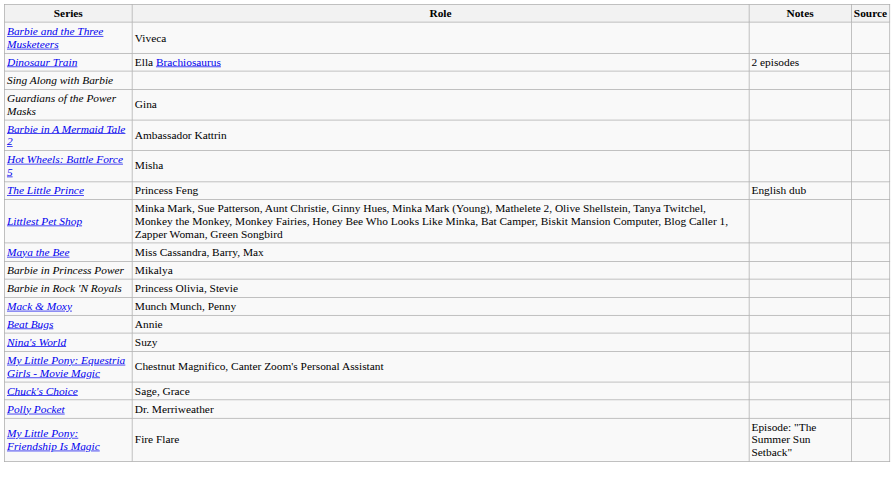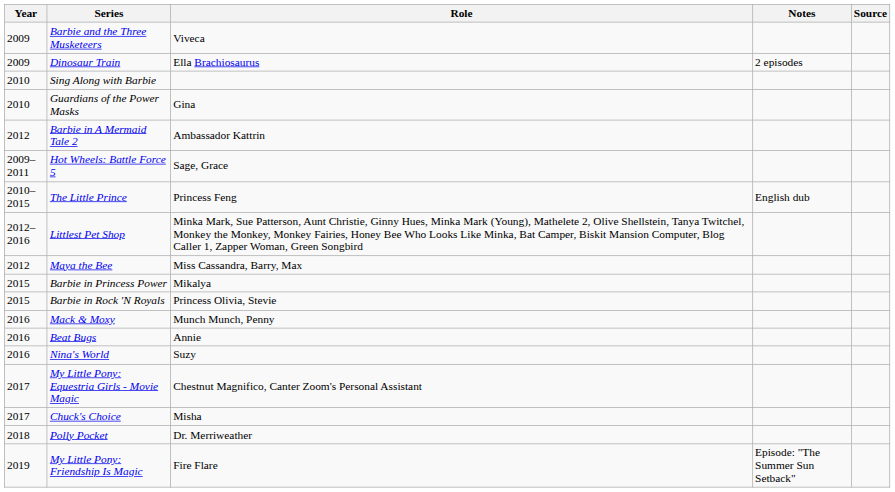+ column: (26, 13)
(149, 166) Misha -> (201, 166) Sage, Grace
(162, 391) Sage, Grace -> (187, 416) Misha
